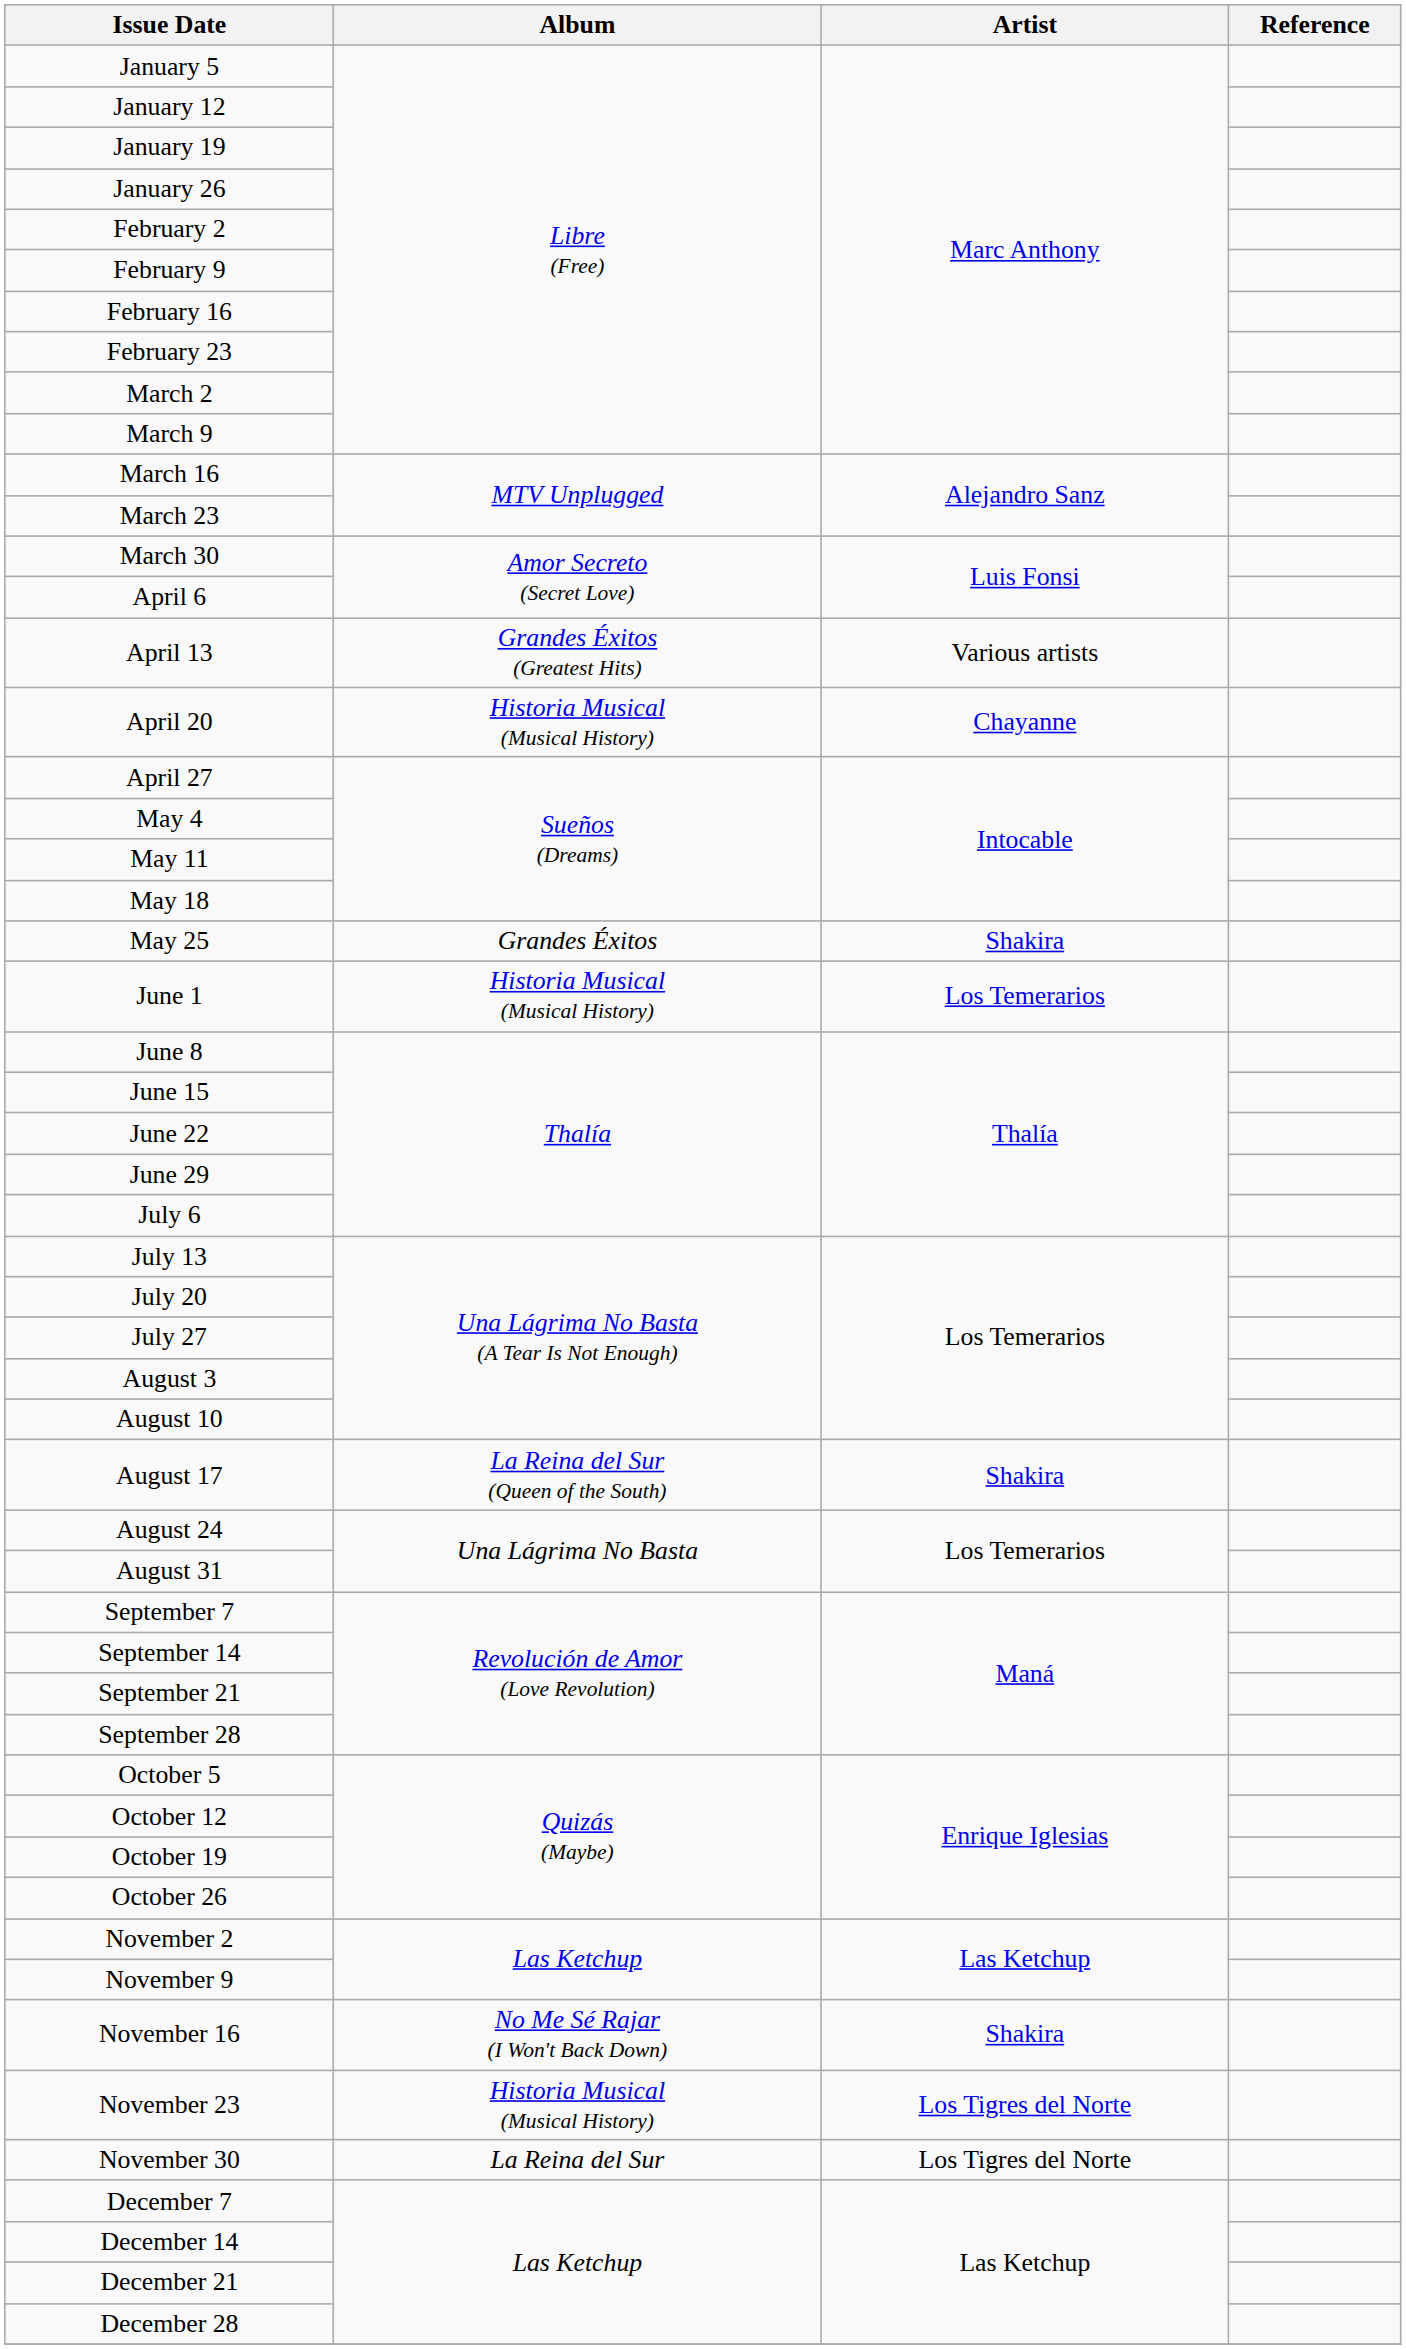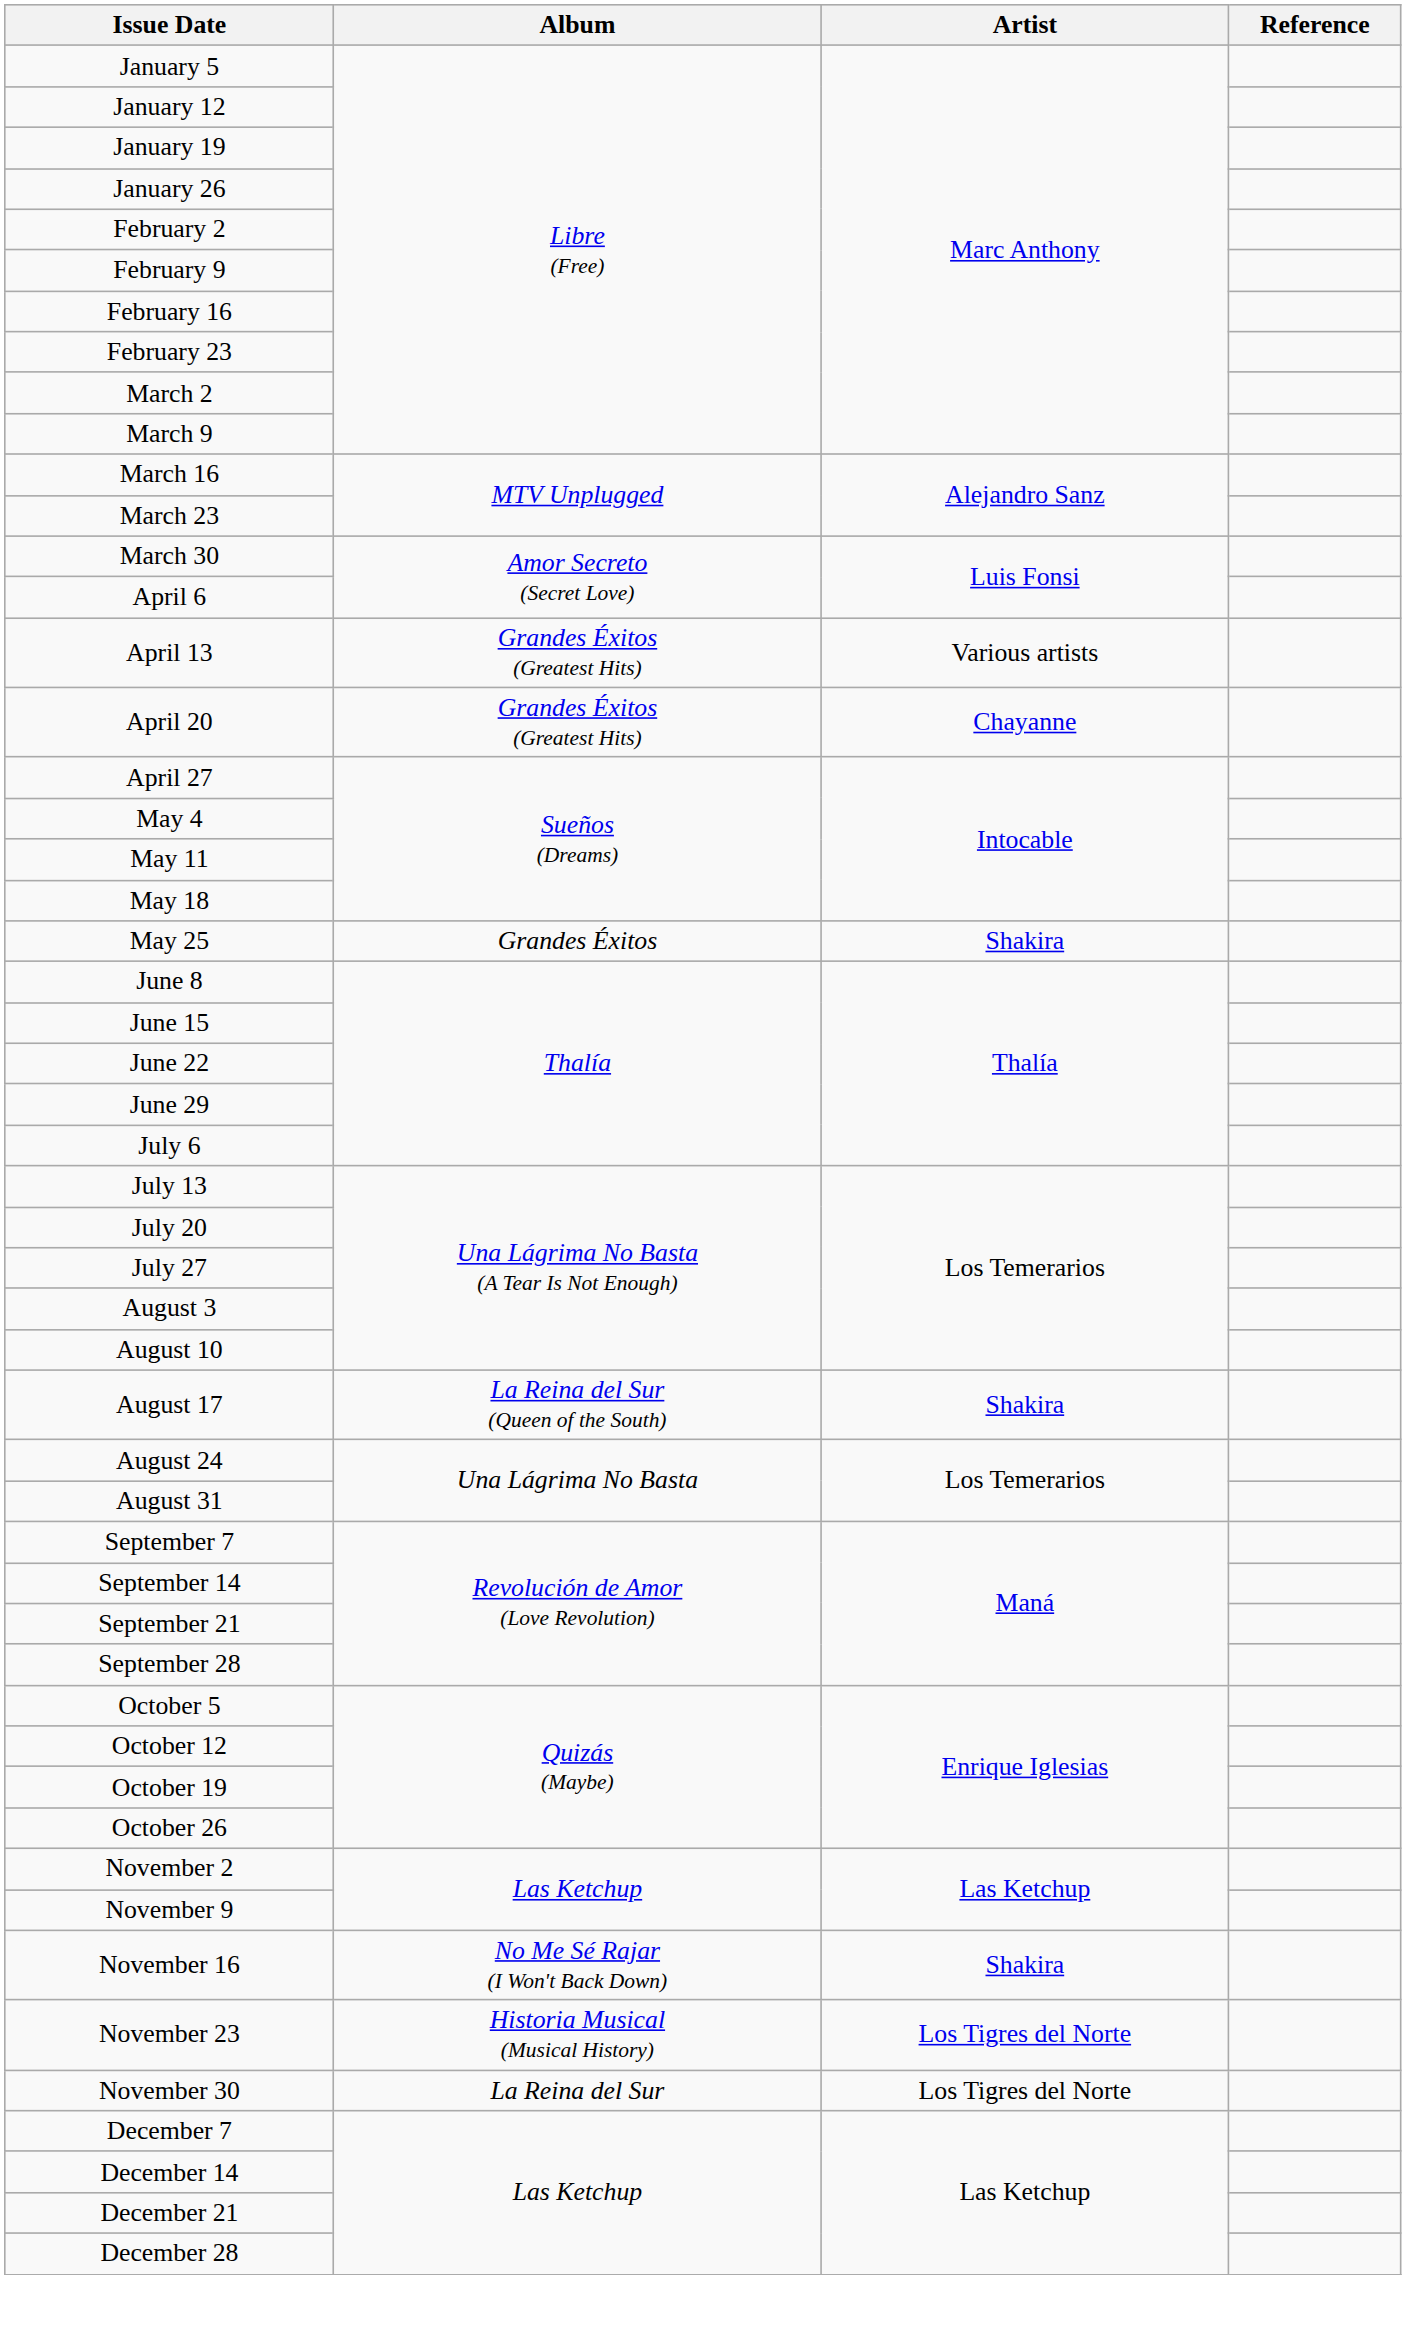(577, 722) Historia Musical (Musical History) -> (577, 722) Grandes Éxitos (Greatest Hits)
- row: (169, 996)
